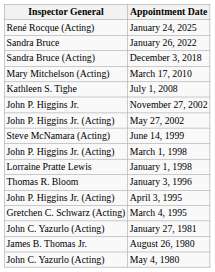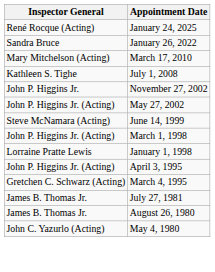- row: (166, 58)
- row: (161, 182)
+ row: (156, 197)
- row: (163, 228)
